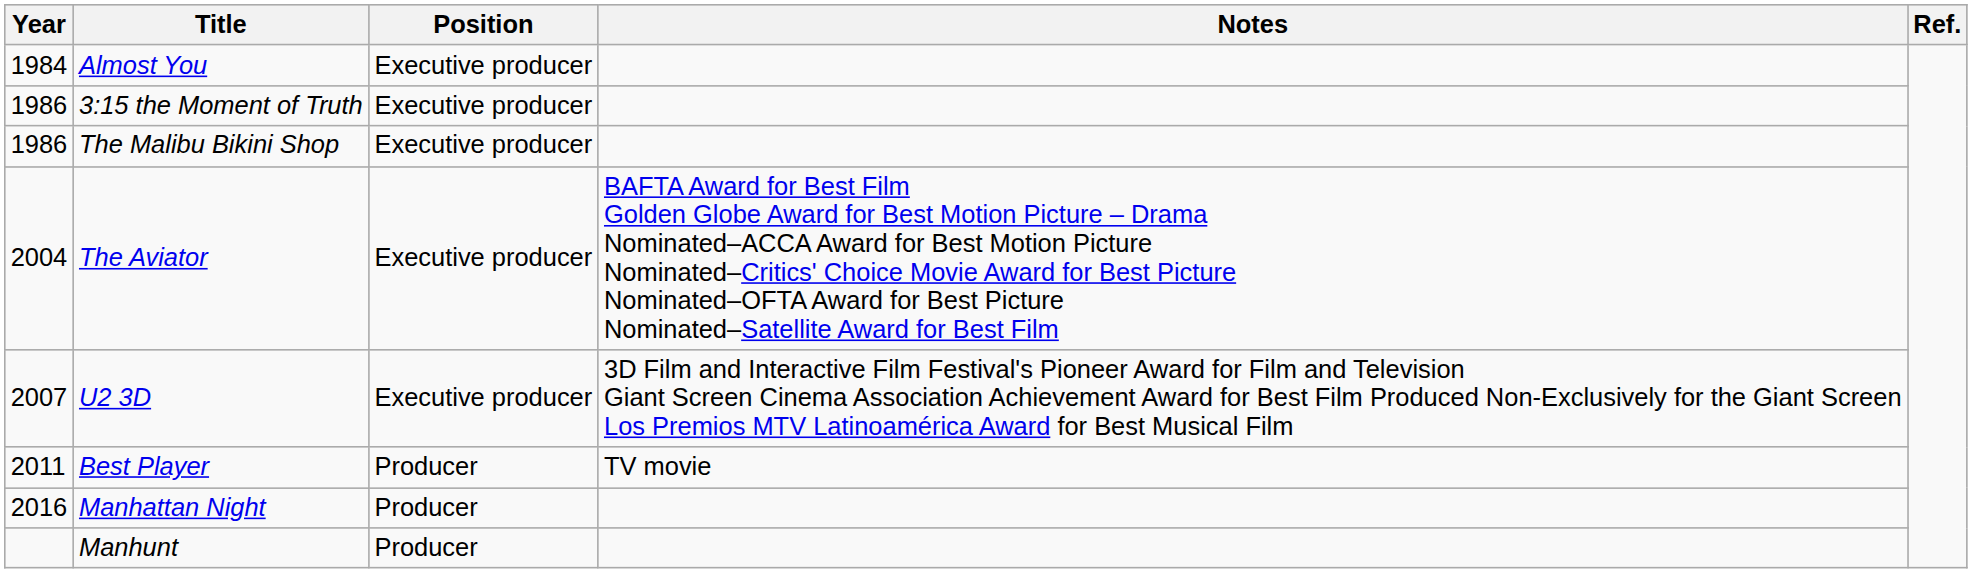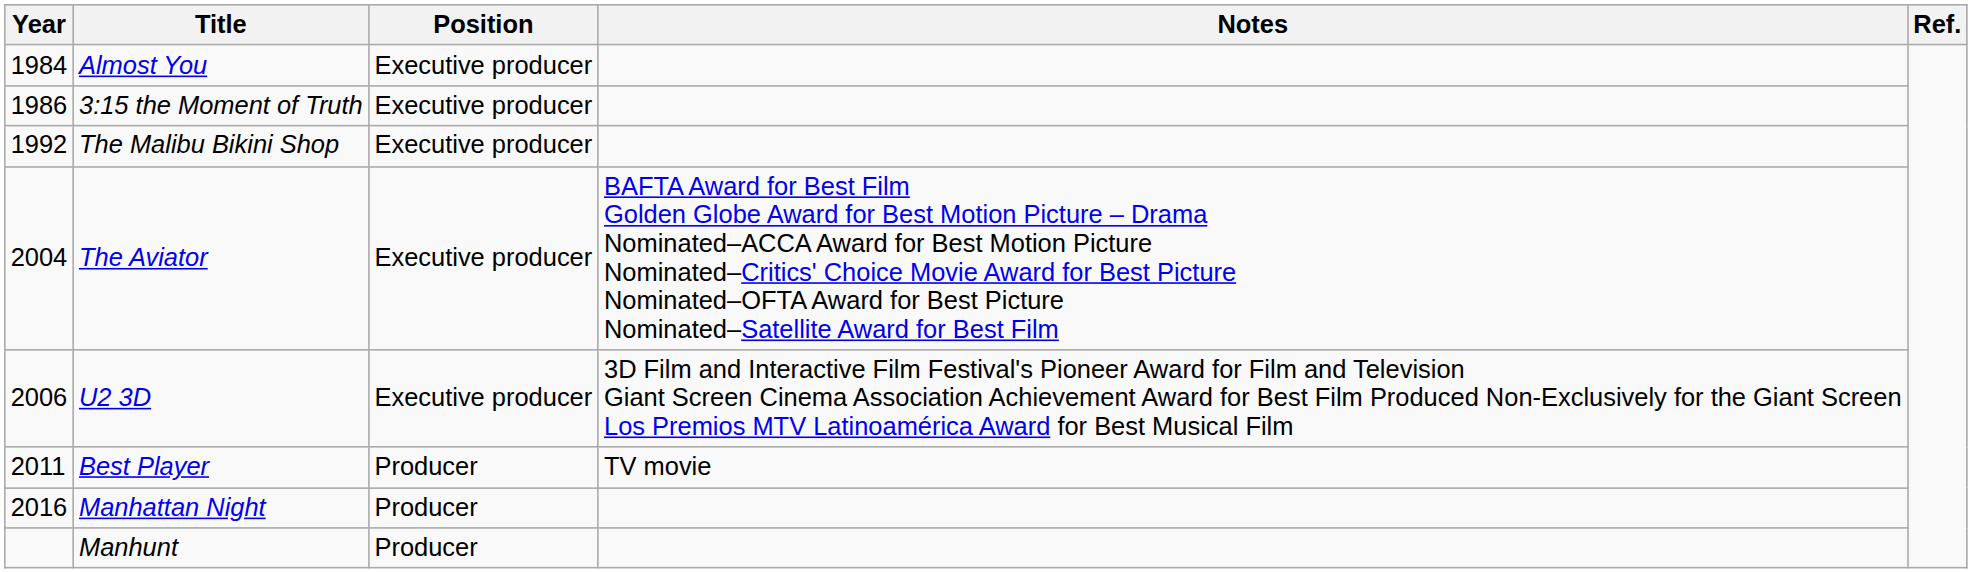(39, 145) 1986 -> (39, 145) 1992
(39, 398) 2007 -> (39, 398) 2006
